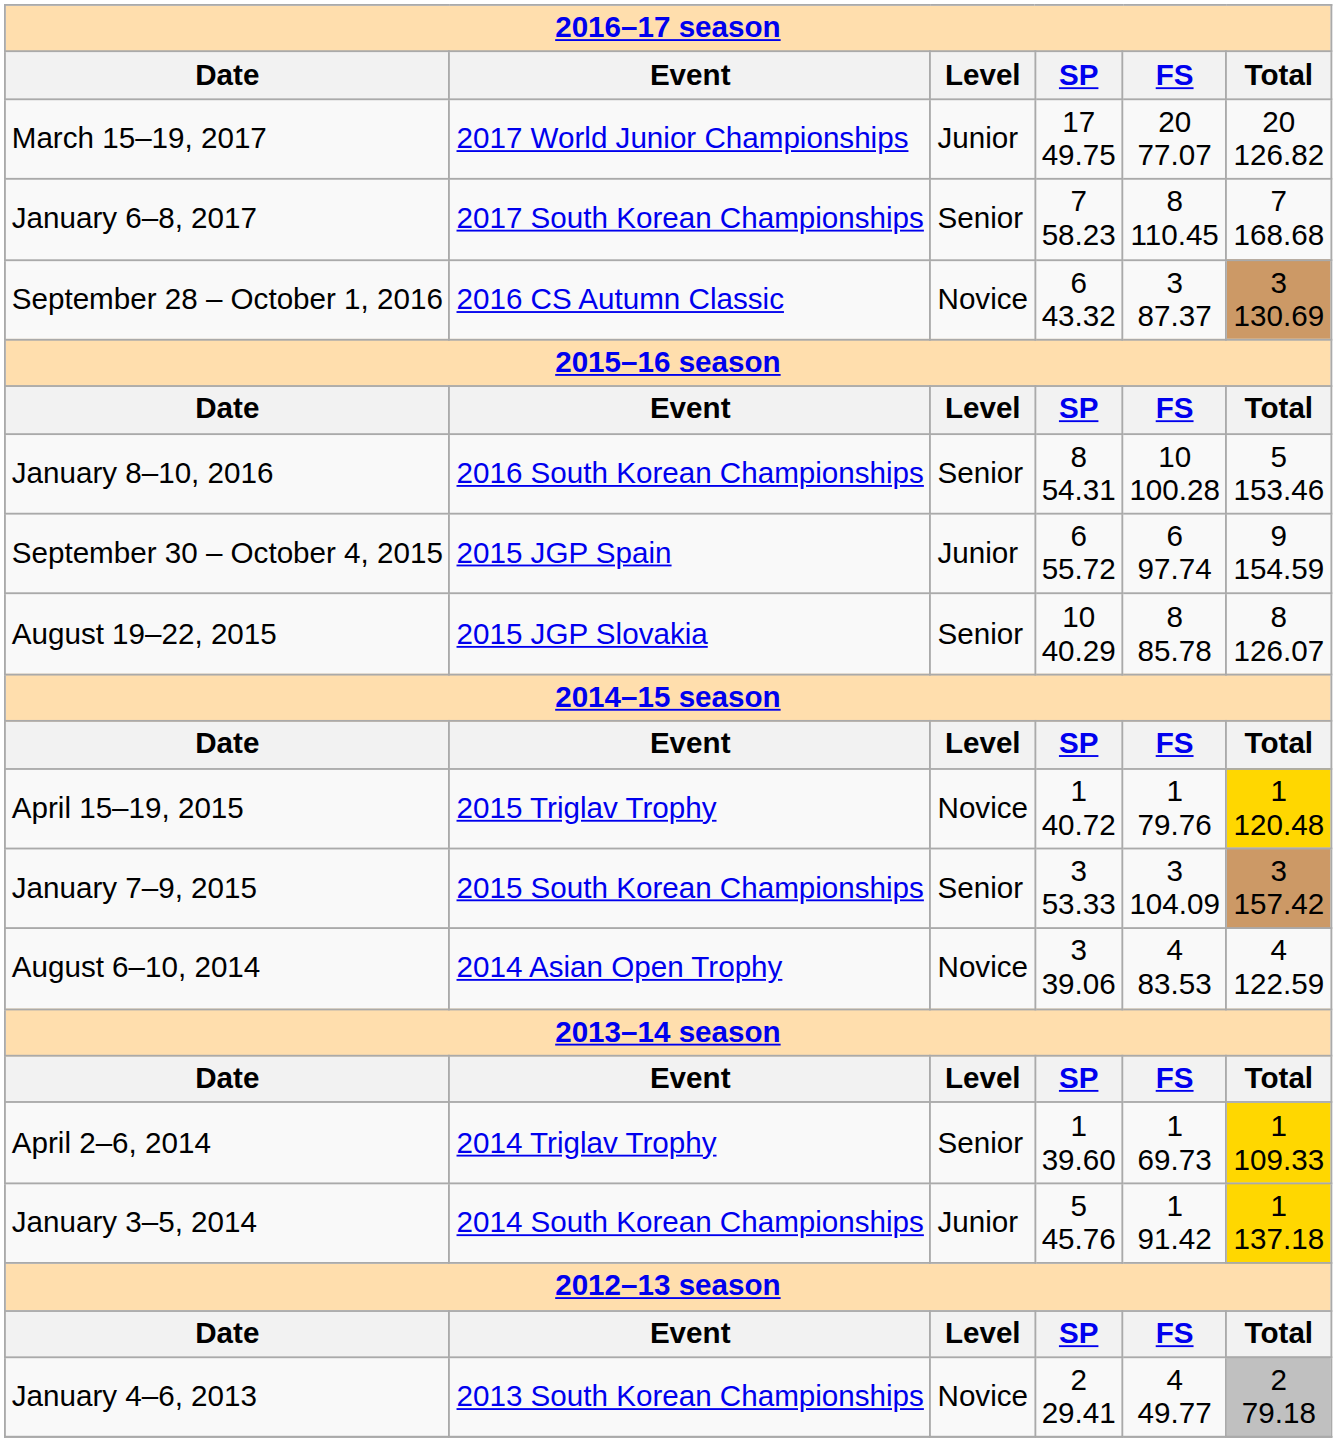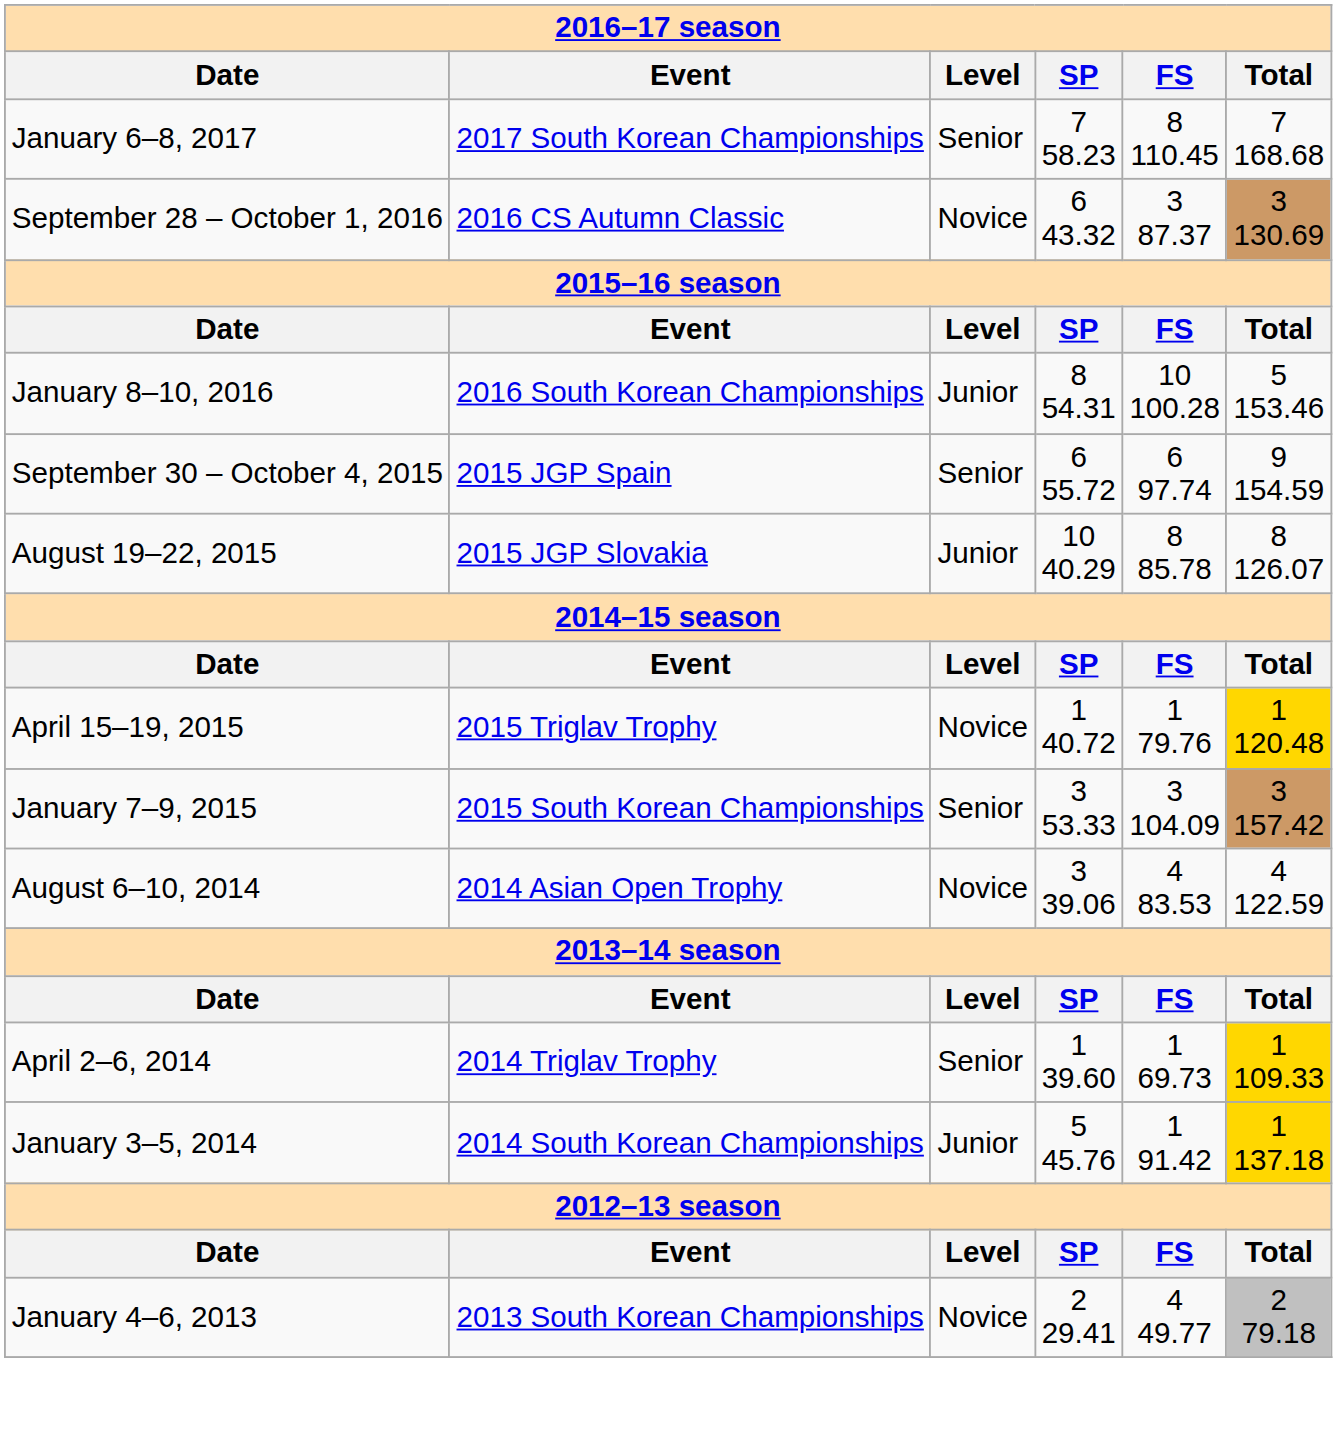- row: (139, 138)
(980, 473) Senior -> (978, 392) Junior
(978, 553) Junior -> (980, 473) Senior
(980, 633) Senior -> (978, 553) Junior
